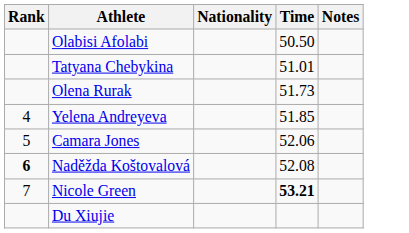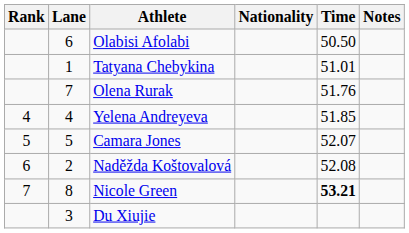+ column: (69, 16)
(297, 91) 51.73 -> (338, 91) 51.76
(297, 141) 52.06 -> (338, 141) 52.07
(26, 166) bold -> (26, 166) normal
